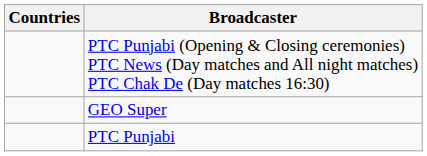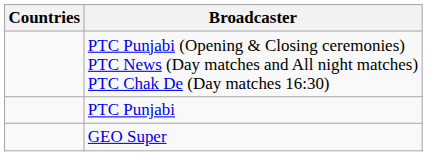rows swapped: (131, 136) <-> (127, 109)
